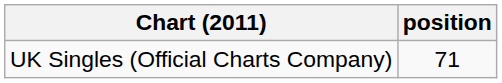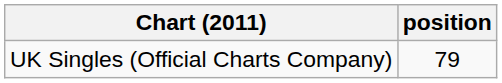(447, 58) 71 -> (447, 58) 79
